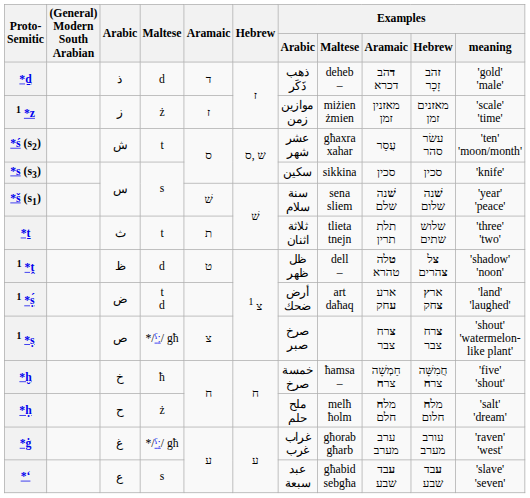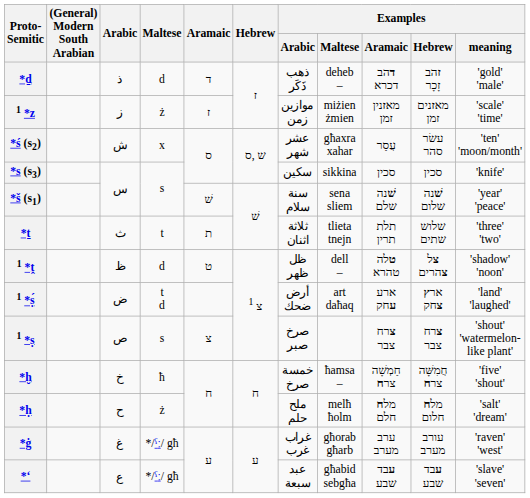(162, 145) t -> (162, 145) x
(162, 338) */ˤː/ għ -> (162, 338) s
(162, 476) s -> (162, 476) */ˤː/ għ
